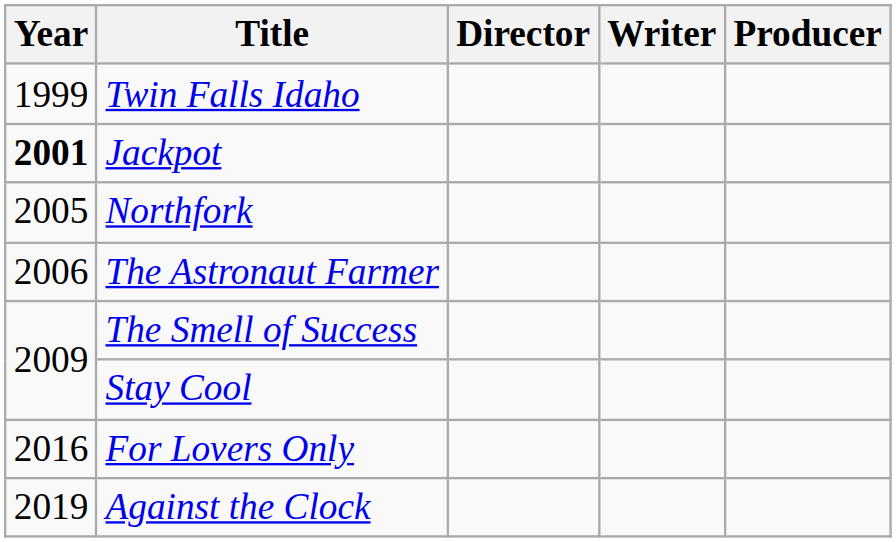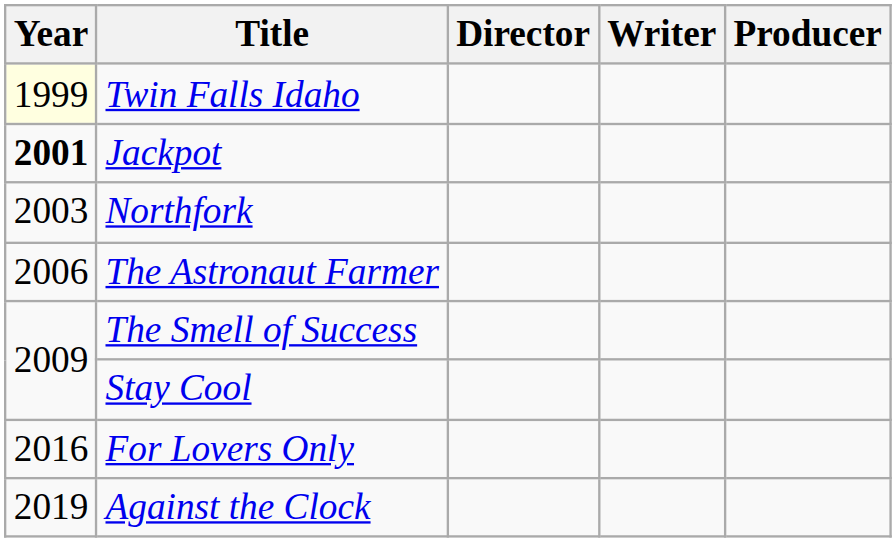(51, 93) no background -> (51, 93) lightyellow background
(51, 211) 2005 -> (51, 211) 2003
